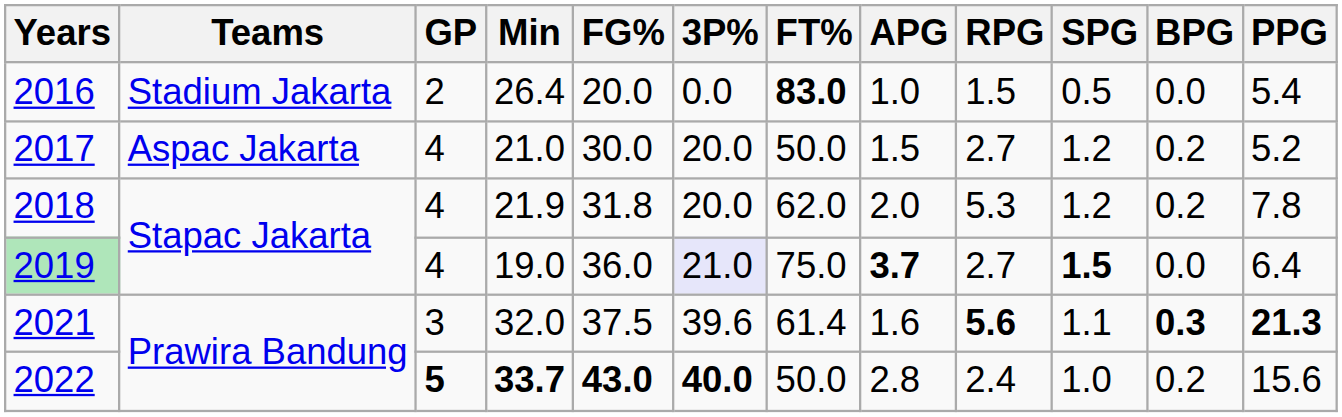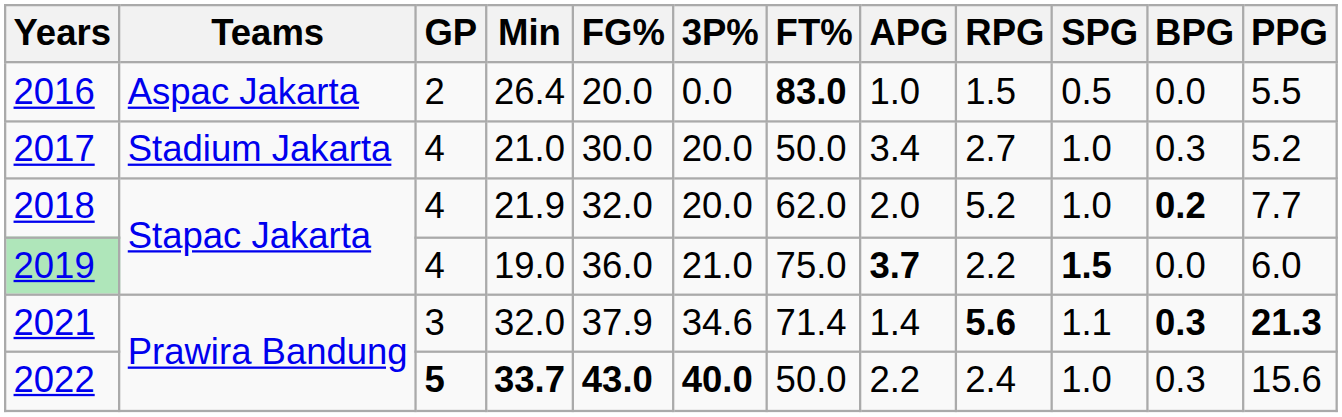(260, 91) Stadium Jakarta -> (243, 91) Aspac Jakarta
(1276, 91) 5.4 -> (1276, 91) 5.5
(243, 149) Aspac Jakarta -> (260, 149) Stadium Jakarta
(895, 149) 1.5 -> (895, 149) 3.4
(1087, 149) 1.2 -> (1087, 149) 1.0
(1180, 149) 0.2 -> (1180, 149) 0.3
(617, 206) 31.8 -> (617, 206) 32.0
(991, 206) 5.3 -> (991, 206) 5.2
(1087, 206) 1.2 -> (1087, 206) 1.0
(1180, 206) normal -> (1180, 206) bold
(1276, 206) 7.8 -> (1276, 206) 7.7
(717, 264) lavender background -> (717, 264) no background
(991, 264) 2.7 -> (991, 264) 2.2
(1276, 264) 6.4 -> (1276, 264) 6.0
(617, 322) 37.5 -> (617, 322) 37.9
(717, 322) 39.6 -> (717, 322) 34.6
(811, 322) 61.4 -> (811, 322) 71.4
(895, 322) 1.6 -> (895, 322) 1.4
(895, 380) 2.8 -> (895, 380) 2.2
(1180, 380) 0.2 -> (1180, 380) 0.3
